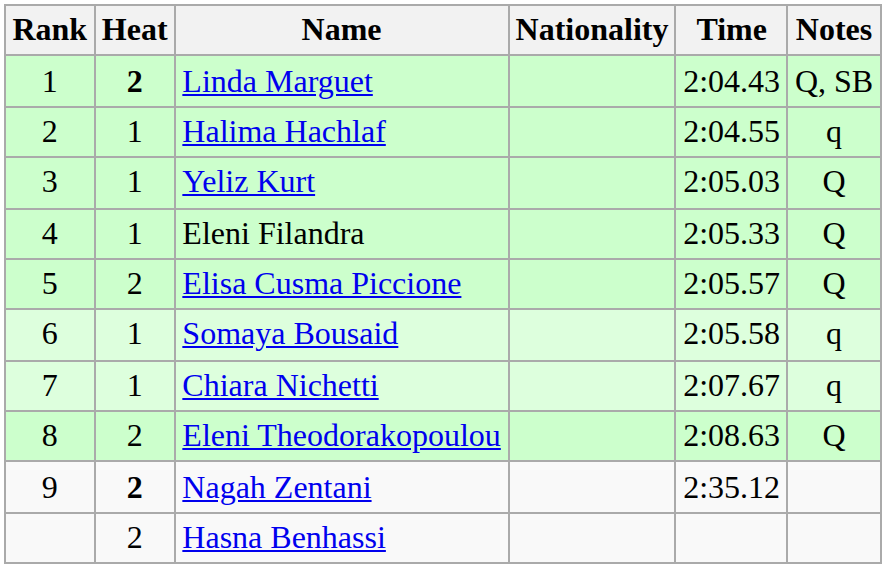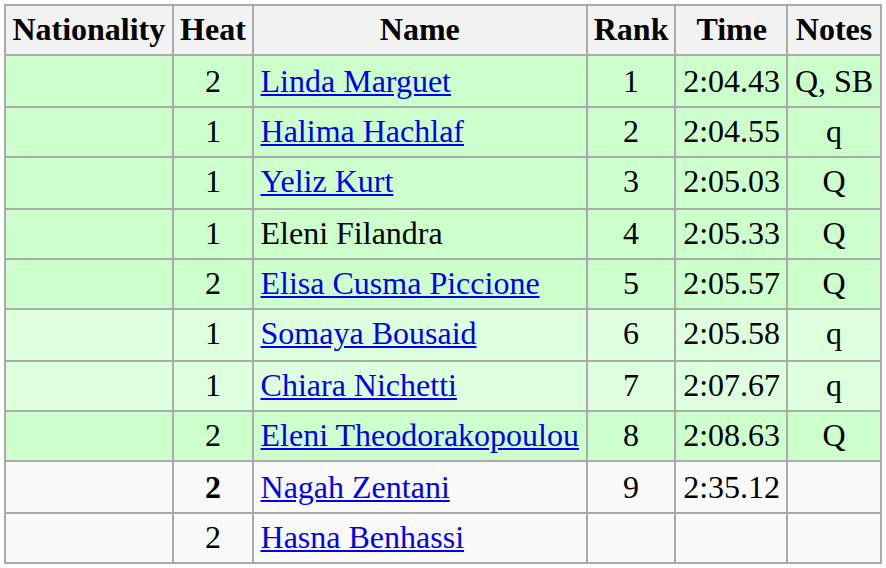columns swapped: (50, 29) <-> (592, 29)
(135, 80) bold -> (213, 80) normal
